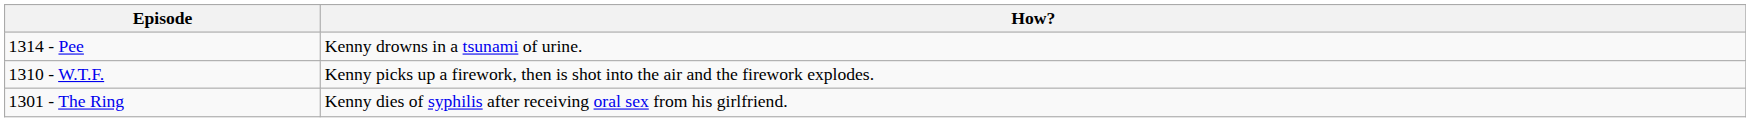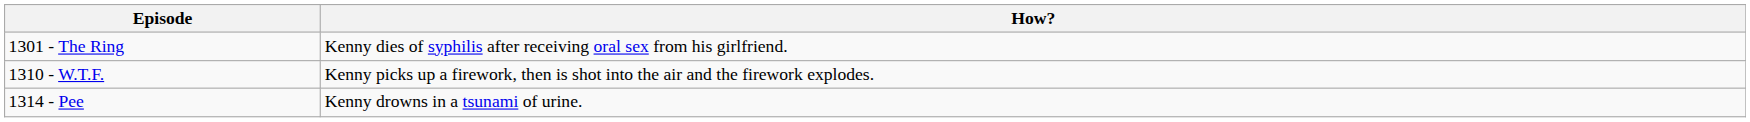rows swapped: (66, 102) <-> (46, 46)
